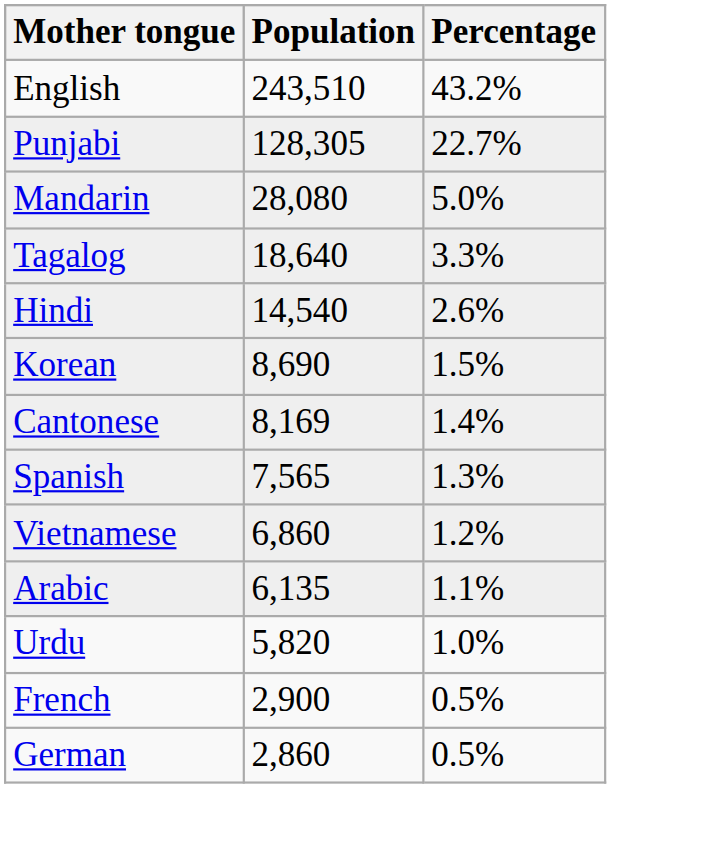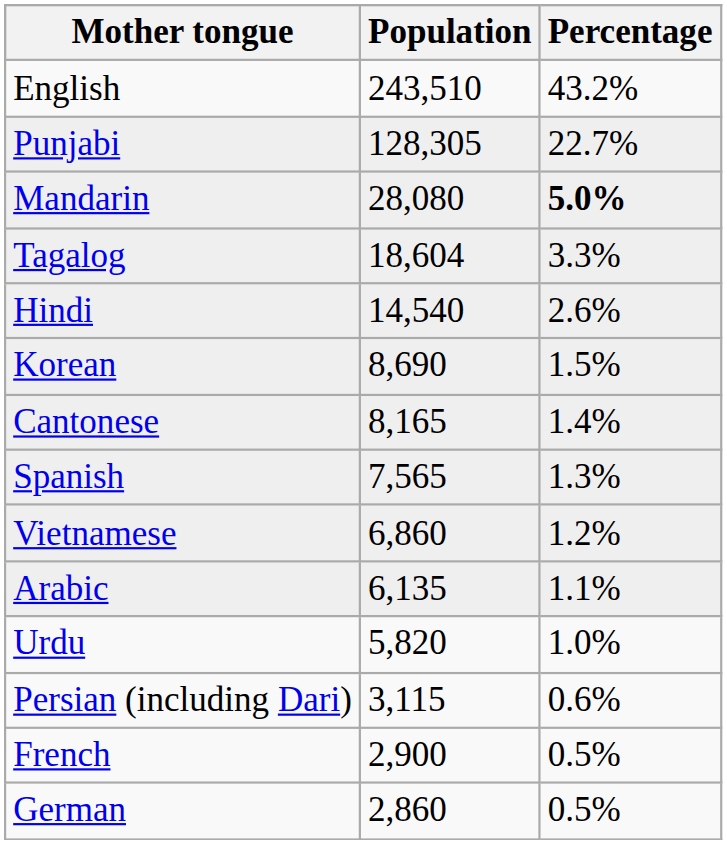(468, 198) normal -> (587, 198) bold
(300, 254) 18,640 -> (416, 254) 18,604
(291, 421) 8,169 -> (407, 421) 8,165
+ row: (183, 699)
